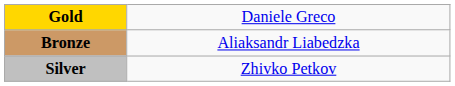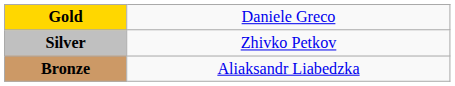rows swapped: (66, 68) <-> (66, 42)
